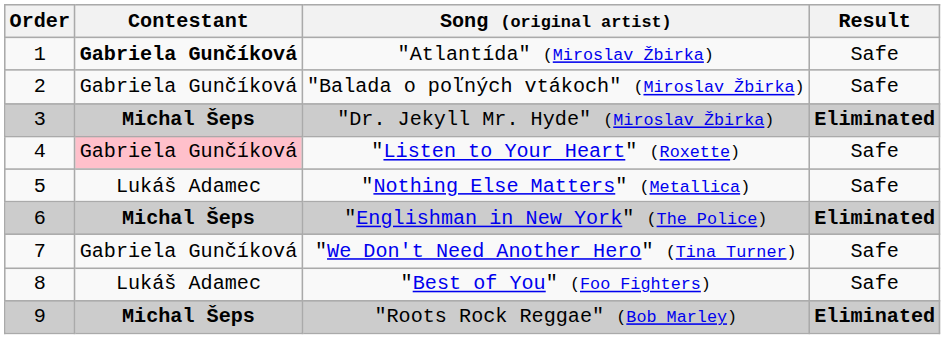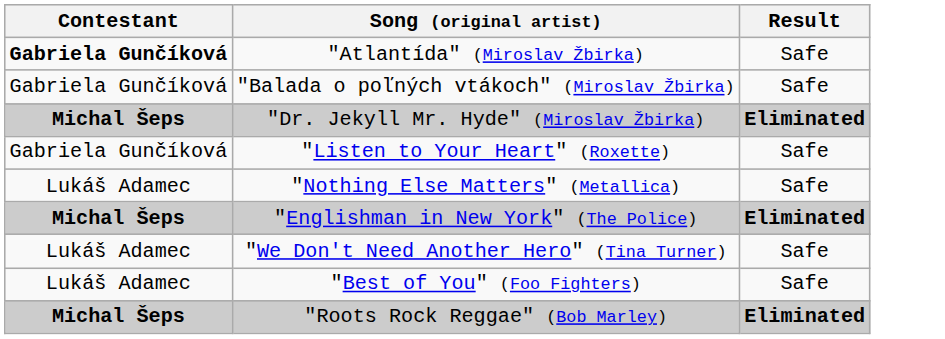- column: (40, 21)
(188, 153) pink background -> (118, 153) no background
(188, 251) Gabriela Gunčíková -> (118, 251) Lukáš Adamec
